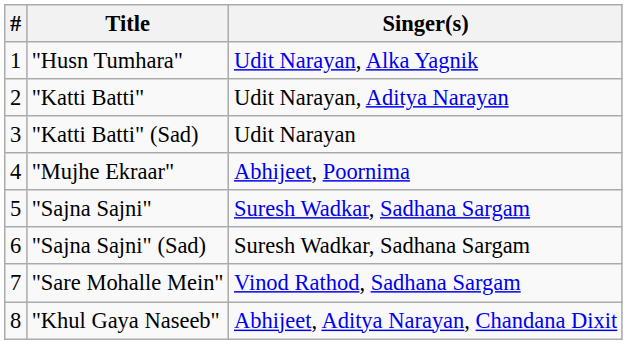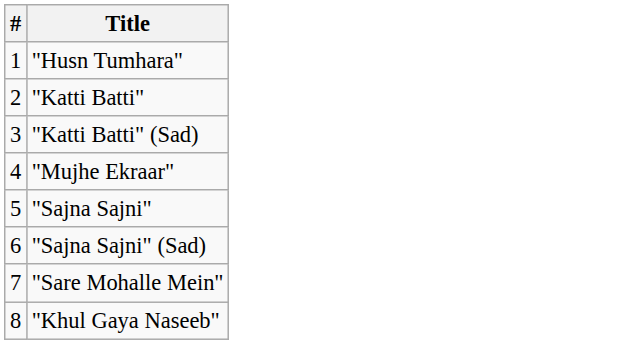- column: (426, 23)
